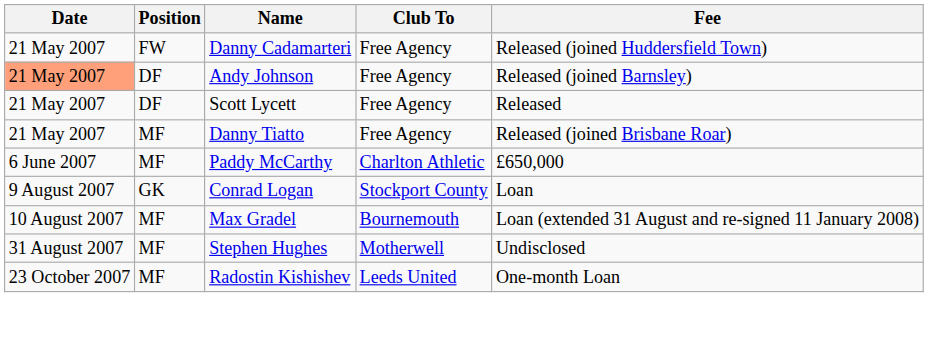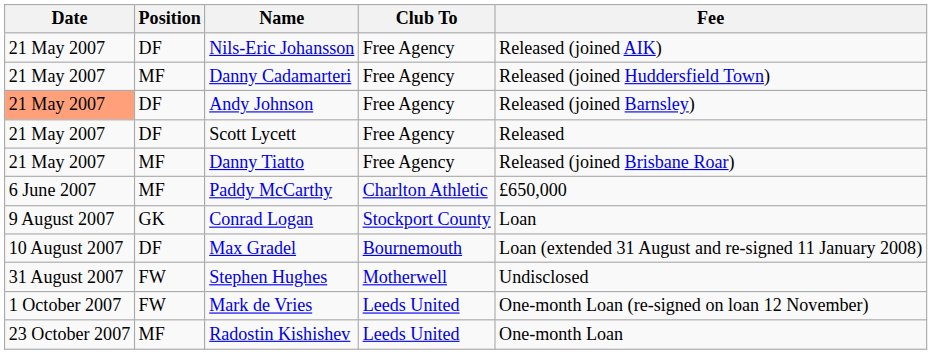+ row: (282, 47)
(152, 47) FW -> (152, 76) MF
(152, 219) MF -> (150, 248) DF
(152, 248) MF -> (152, 276) FW
+ row: (261, 305)
